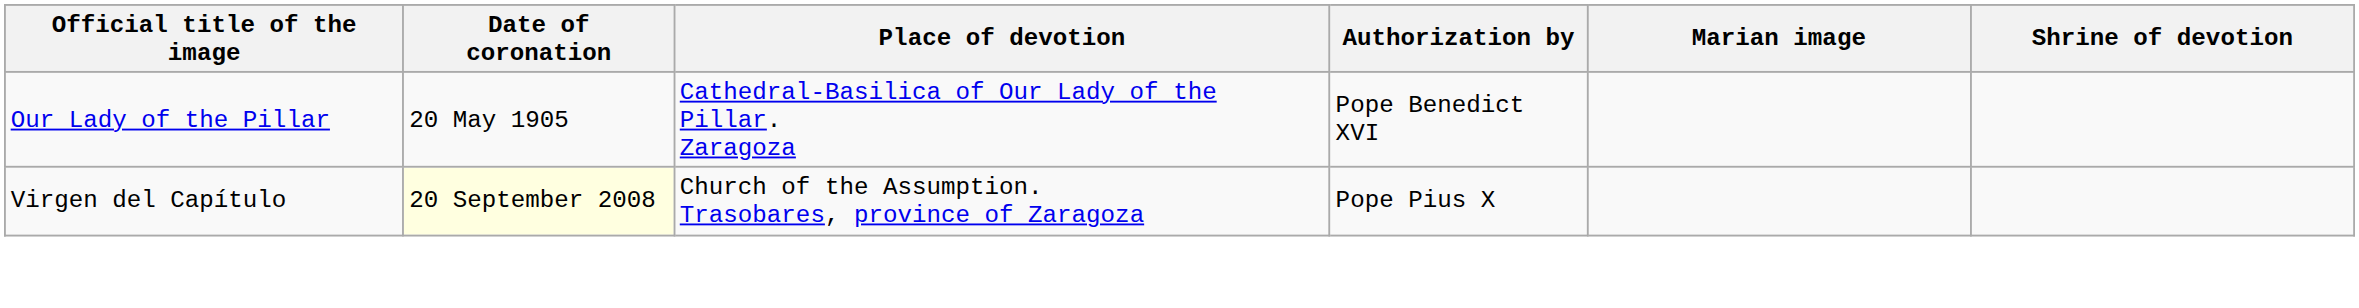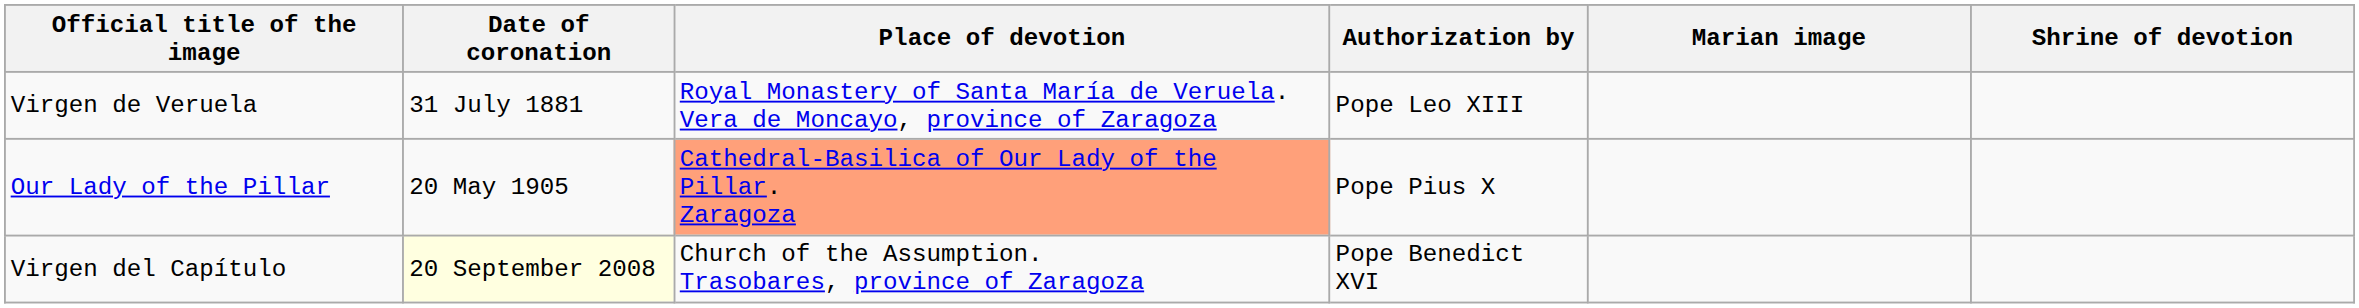+ row: (134, 106)
(948, 120) no background -> (948, 187) lightsalmon background
(1430, 120) Pope Benedict XVI -> (1415, 187) Pope Pius X
(1415, 201) Pope Pius X -> (1430, 268) Pope Benedict XVI
